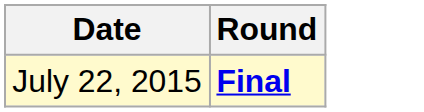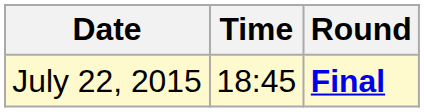+ column: (256, 29)
